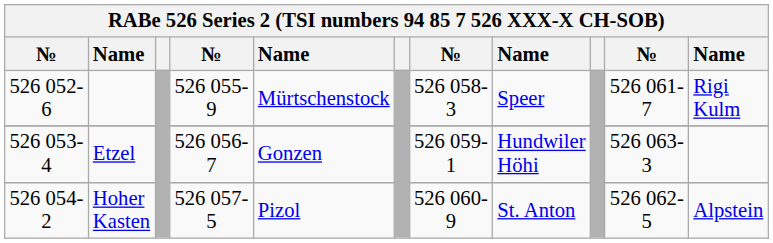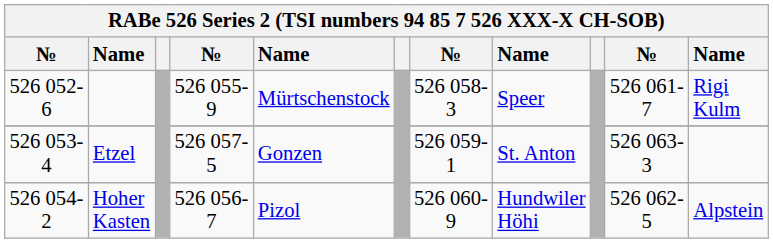(211, 153) 526 056-7 -> (211, 153) 526 057-5
(541, 153) Hundwiler Höhi -> (536, 153) St. Anton
(211, 209) 526 057-5 -> (211, 209) 526 056-7
(536, 209) St. Anton -> (541, 209) Hundwiler Höhi
